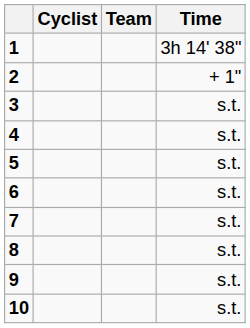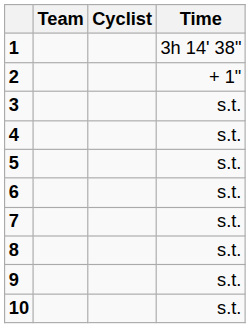columns swapped: (67, 18) <-> (129, 18)
